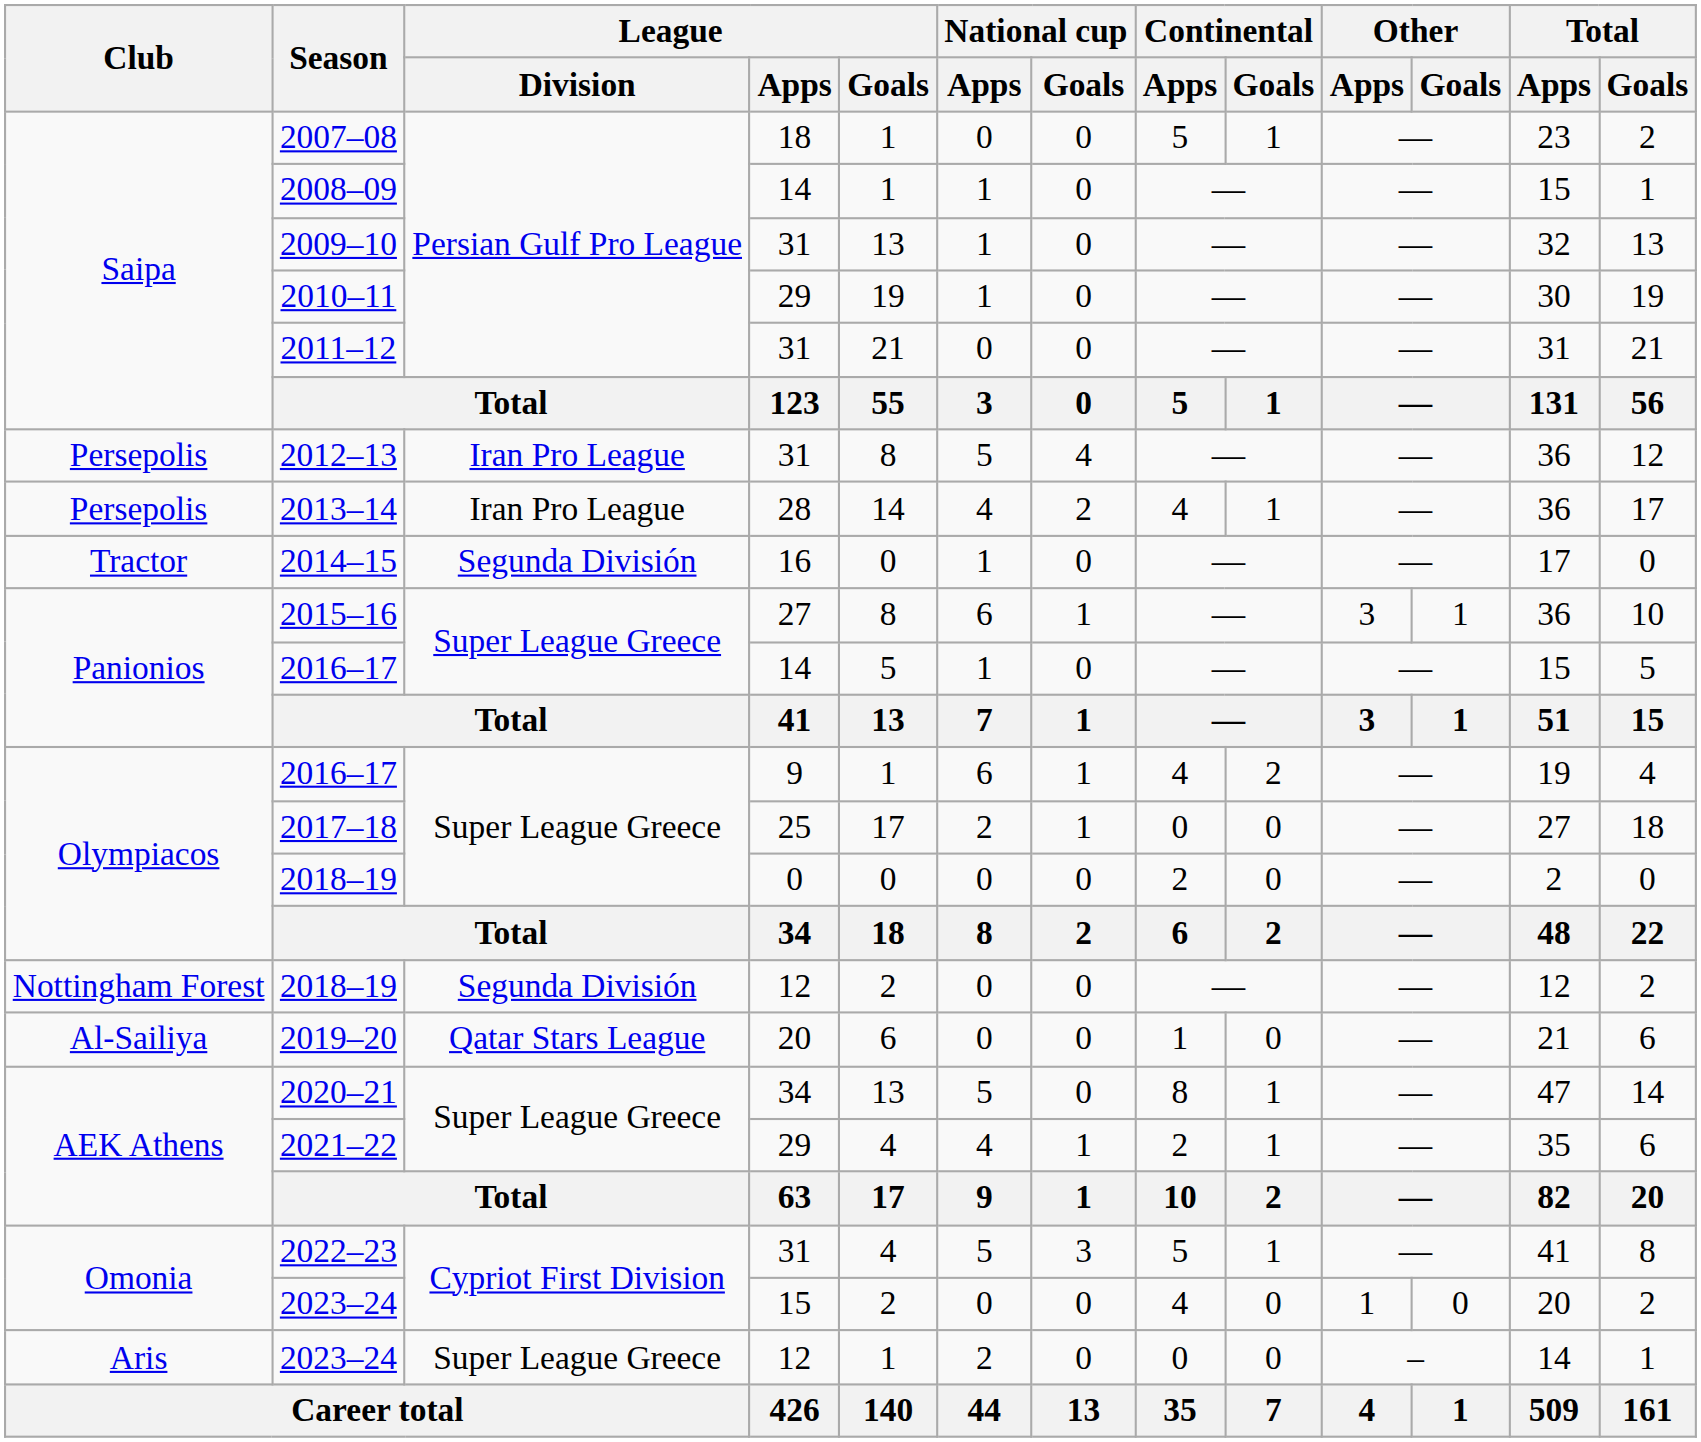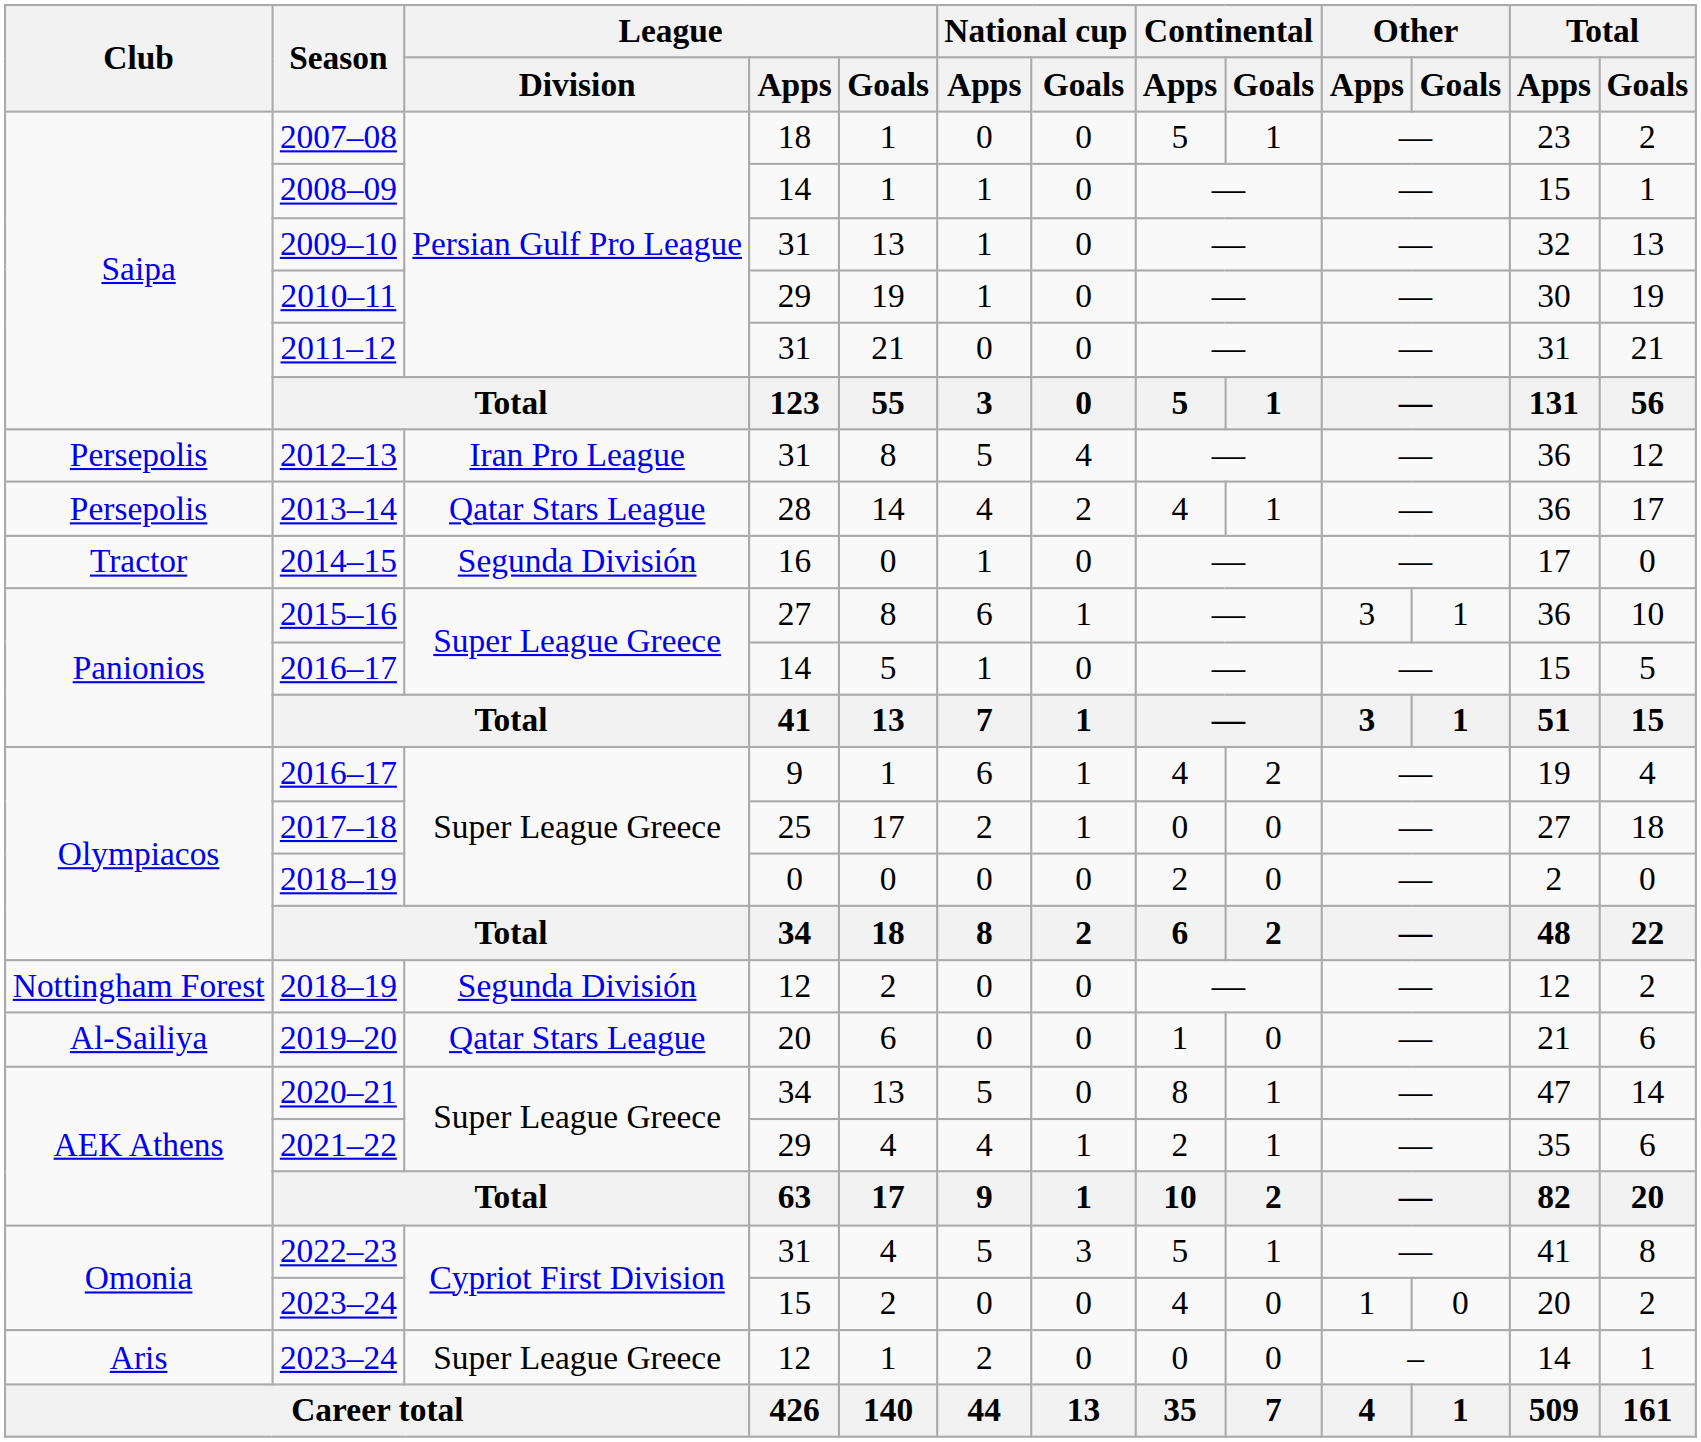(577, 508) Iran Pro League -> (577, 508) Qatar Stars League
